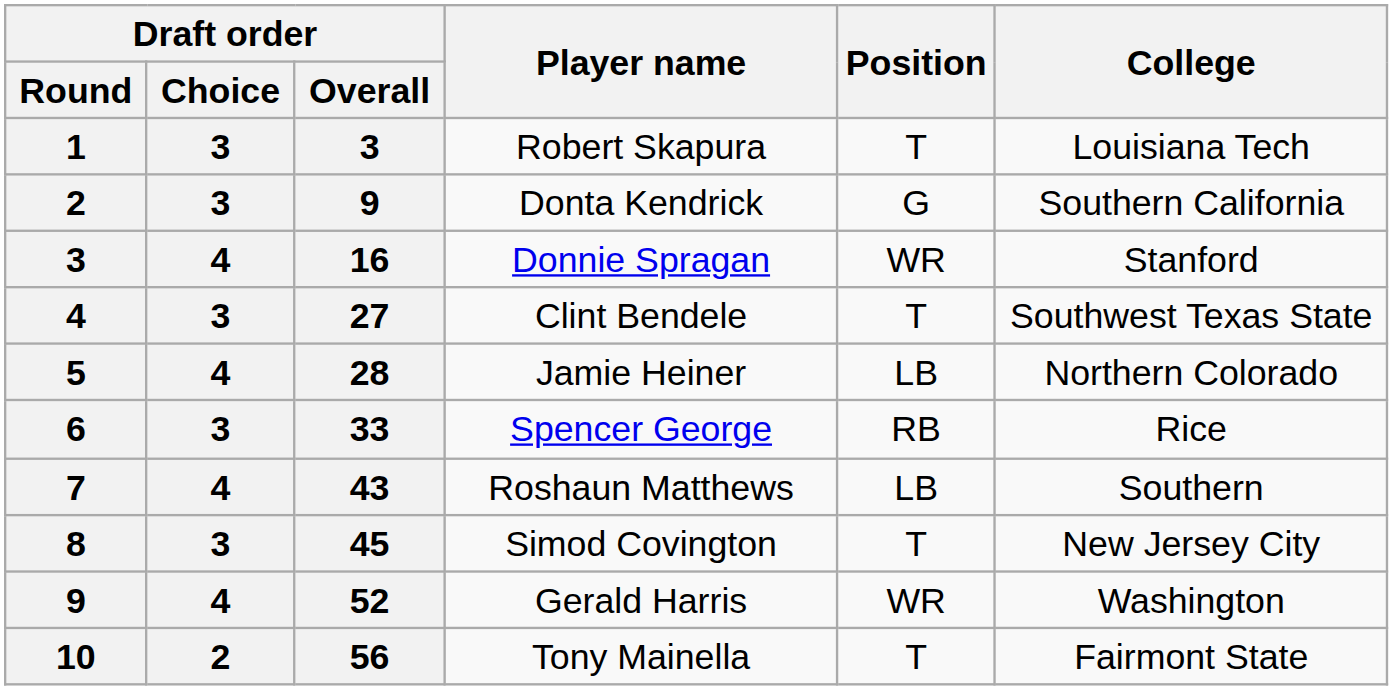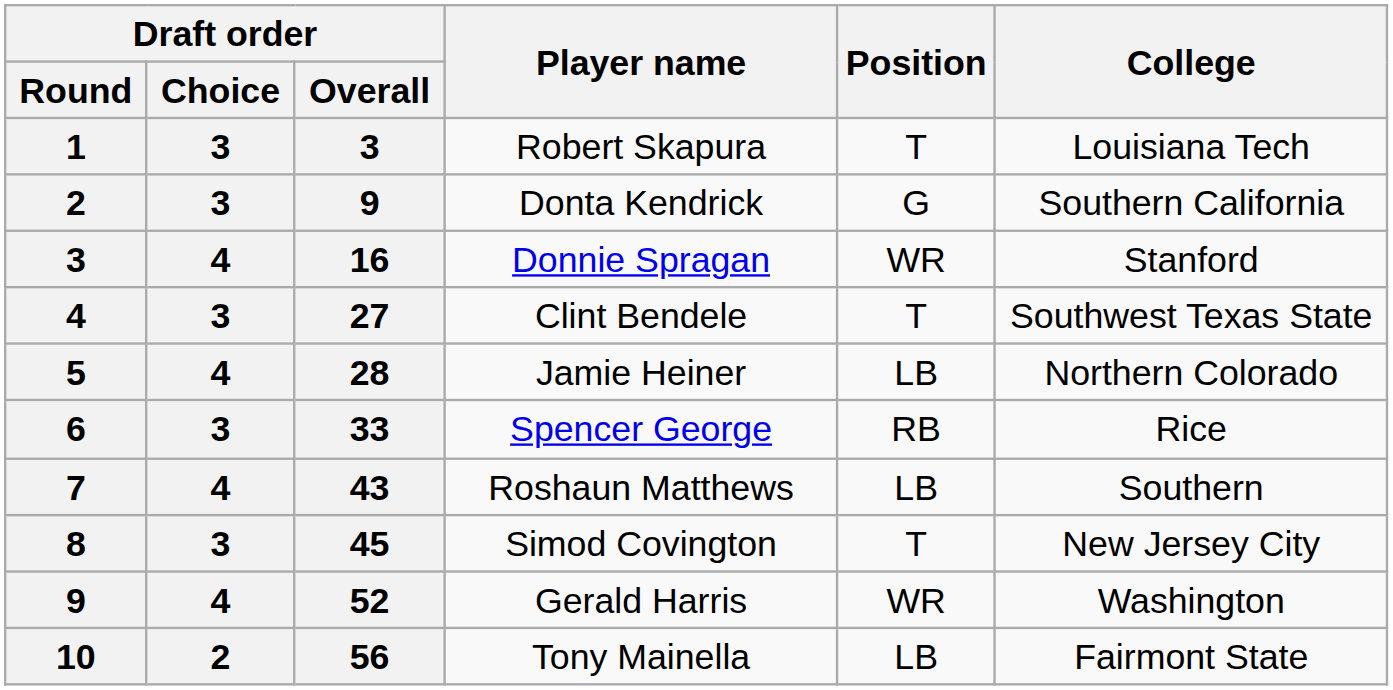(916, 656) T -> (916, 656) LB
